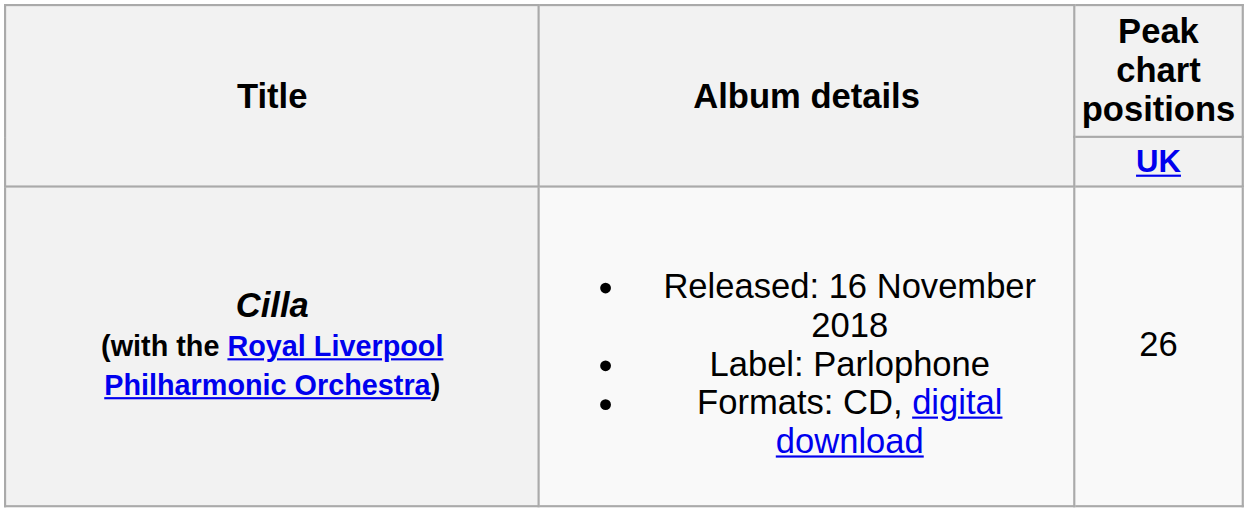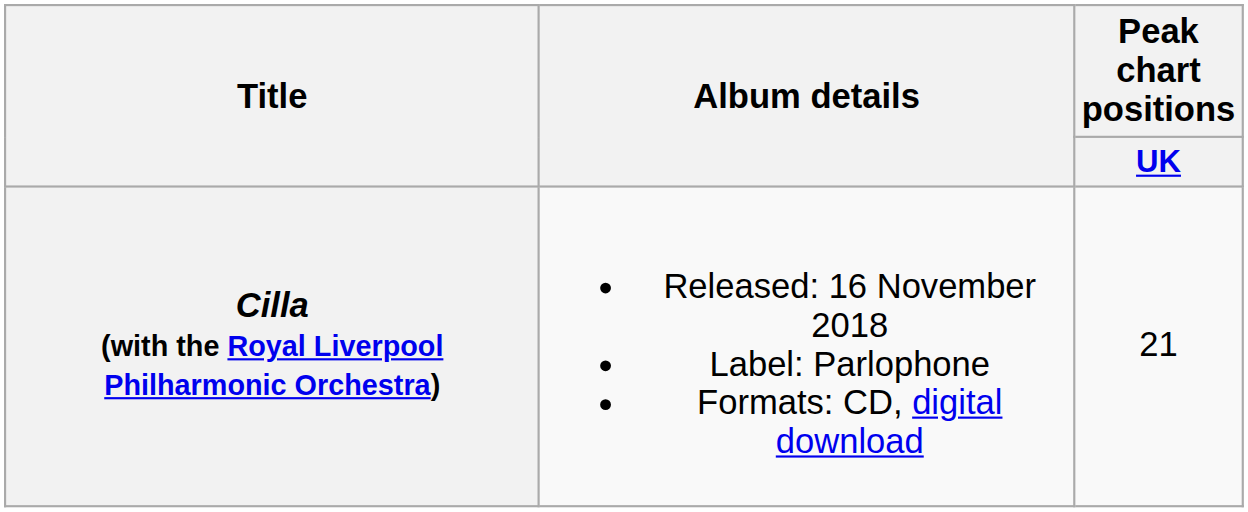(1159, 345) 26 -> (1159, 345) 21
